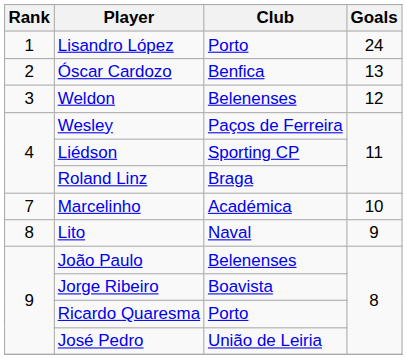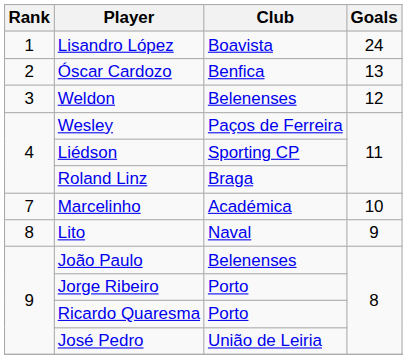(228, 44) Porto -> (240, 44) Boavista
(240, 286) Boavista -> (228, 286) Porto
